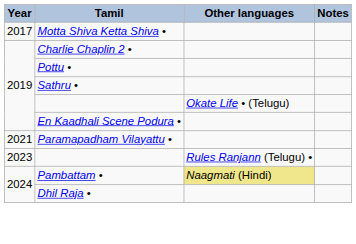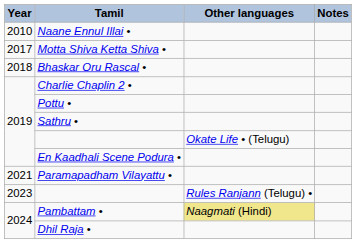+ row: (20, 31)
+ row: (20, 67)
